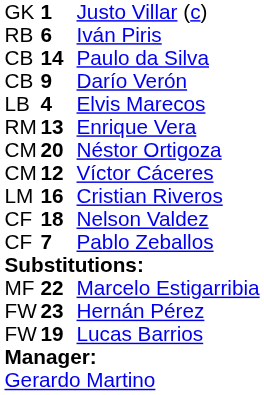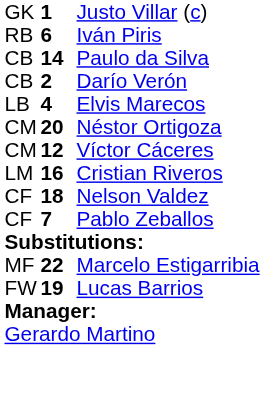(46, 81) 9 -> (46, 81) 2
- row: (136, 127)
- row: (140, 311)
